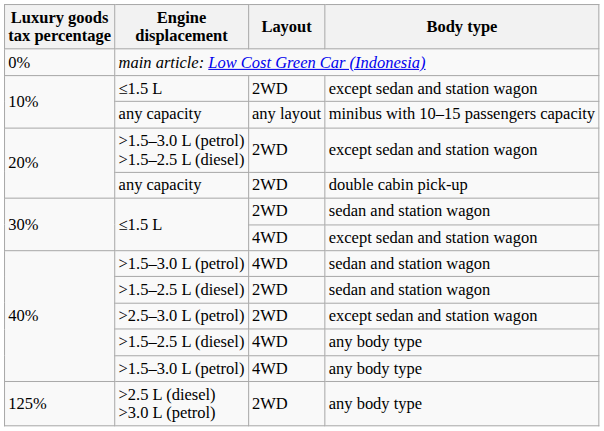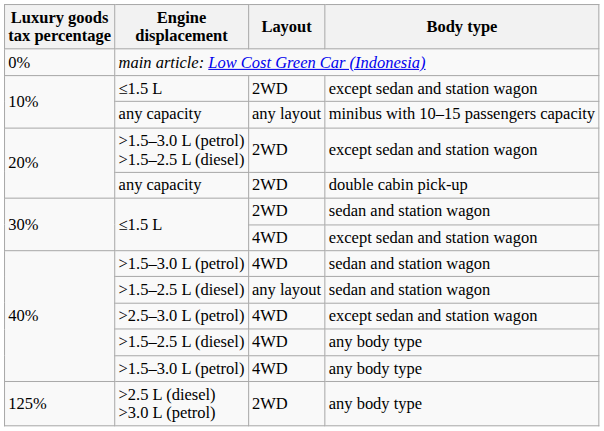(270, 289) 2WD -> (287, 289) any layout
(270, 316) 2WD -> (270, 316) 4WD
